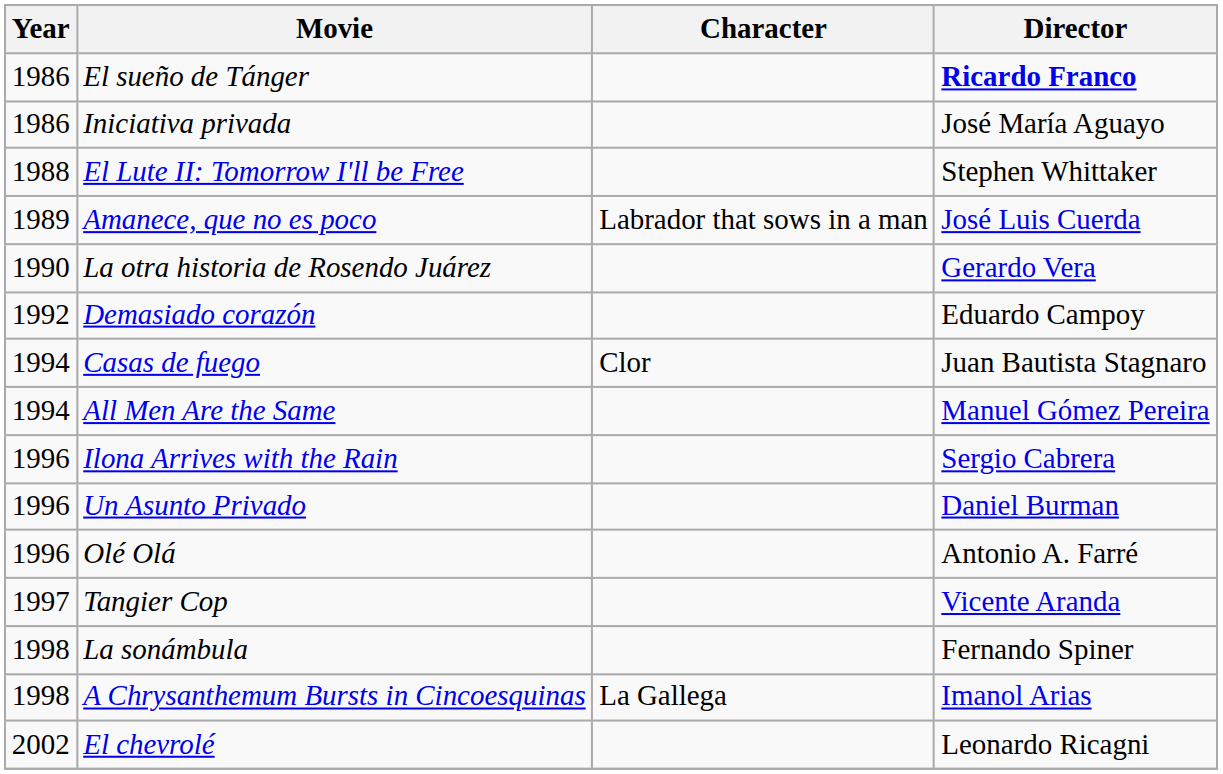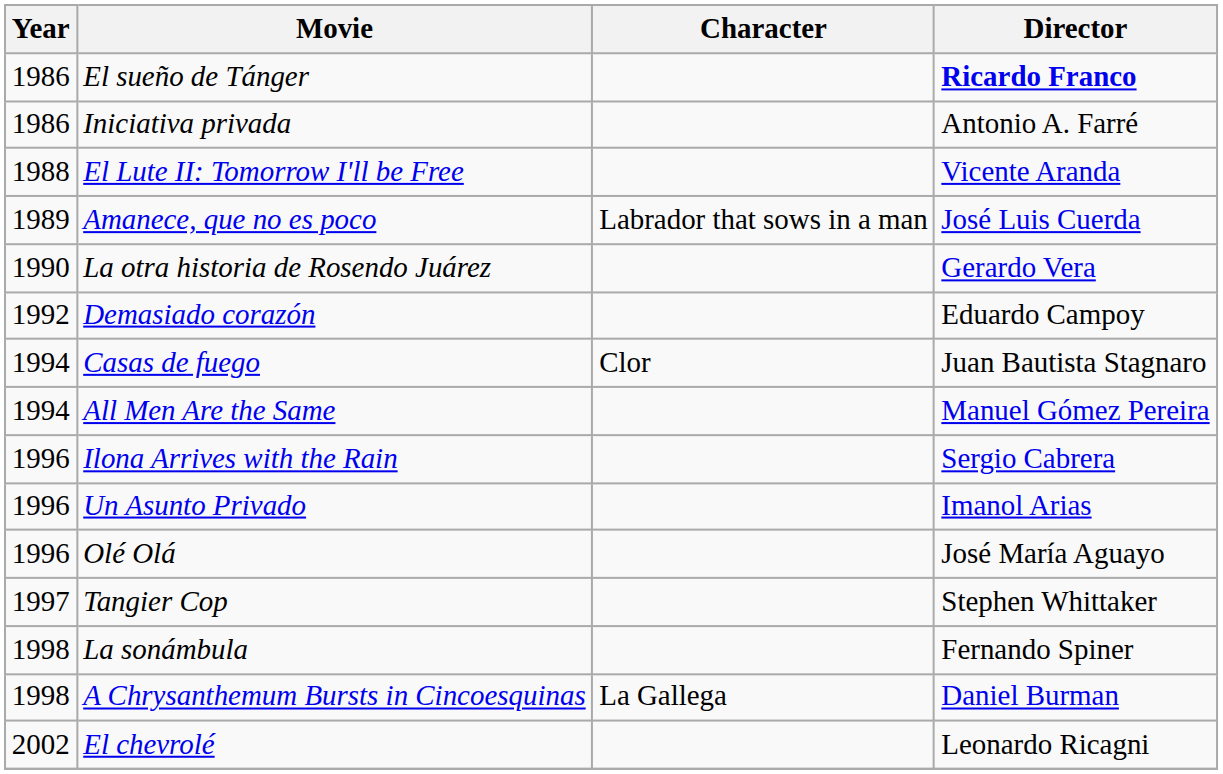(1053, 124) José María Aguayo -> (1040, 124) Antonio A. Farré
(1049, 171) Stephen Whittaker -> (1031, 171) Vicente Aranda
(1030, 506) Daniel Burman -> (1016, 506) Imanol Arias
(1040, 553) Antonio A. Farré -> (1053, 553) José María Aguayo
(1031, 601) Vicente Aranda -> (1049, 601) Stephen Whittaker
(1016, 697) Imanol Arias -> (1030, 697) Daniel Burman
